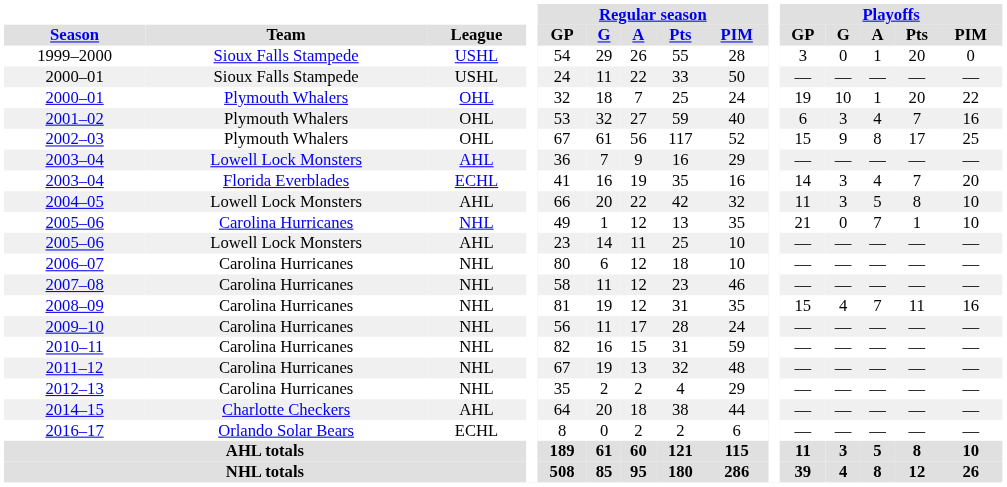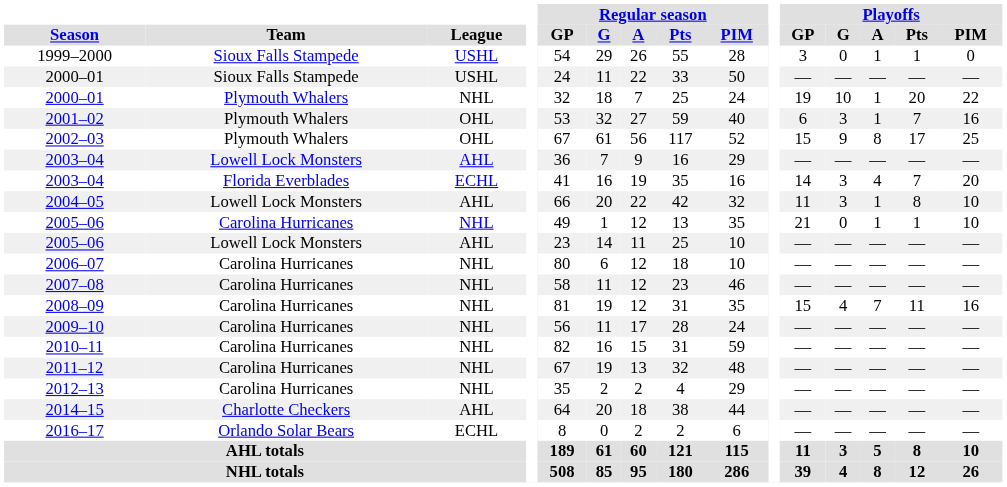(917, 55) 20 -> (917, 55) 1
(476, 97) OHL -> (476, 97) NHL
(877, 118) 4 -> (877, 118) 1
(877, 201) 5 -> (877, 201) 1
(877, 222) 7 -> (877, 222) 1
